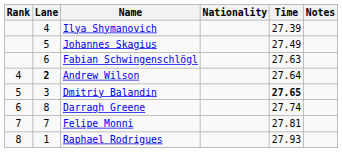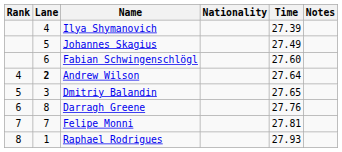(286, 60) 27.63 -> (286, 60) 27.60
(286, 92) bold -> (286, 92) normal
(286, 108) 27.74 -> (286, 108) 27.76
